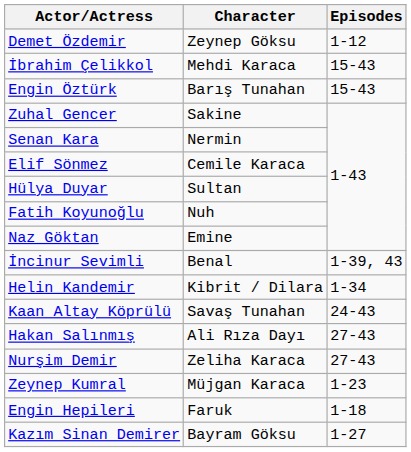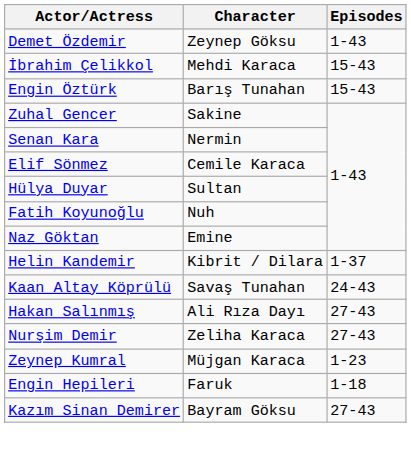(348, 41) 1-12 -> (348, 41) 1-43
- row: (76, 263)
(348, 287) 1-34 -> (348, 263) 1-37
(348, 435) 1-27 -> (353, 410) 27-43
